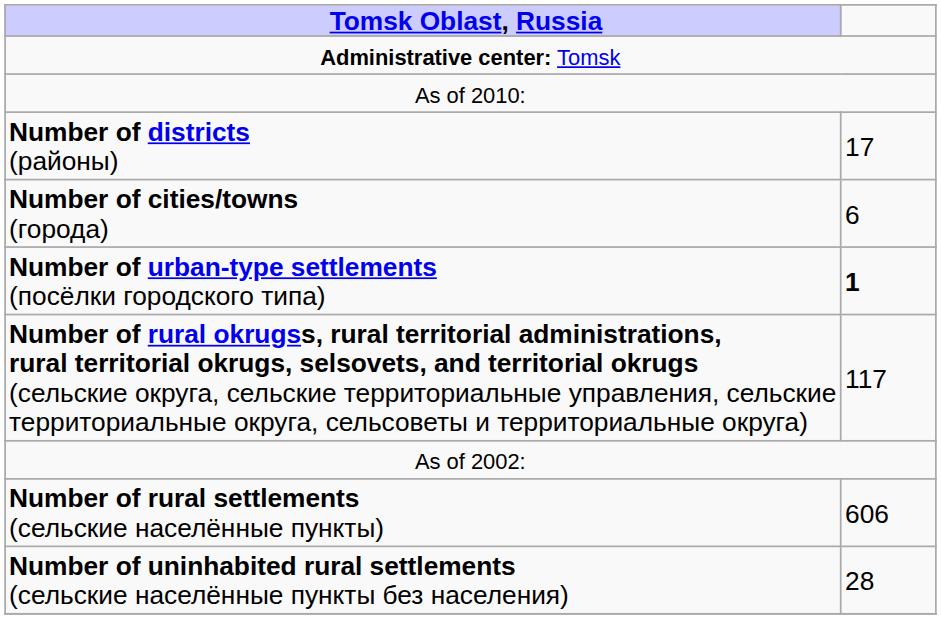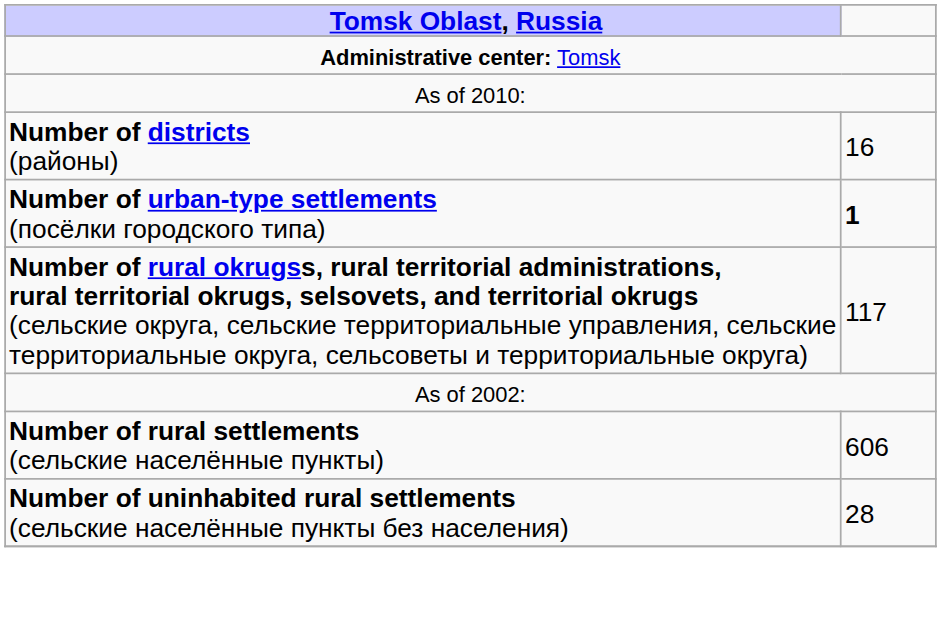(860, 146) 17 -> (860, 146) 16
- row: (154, 213)
